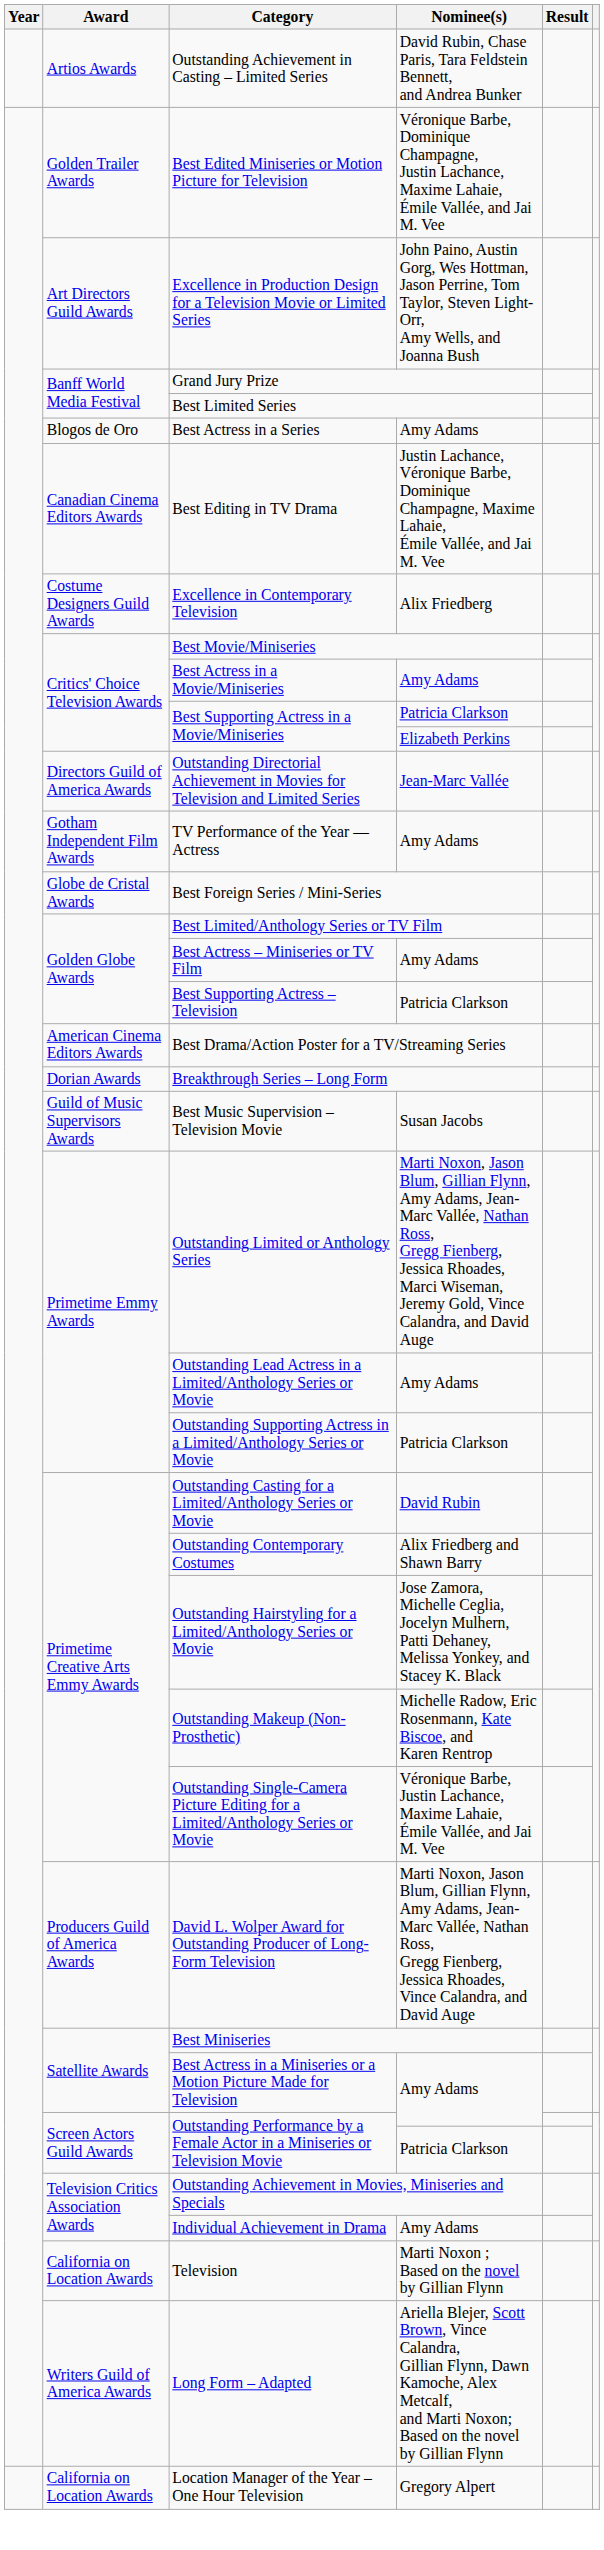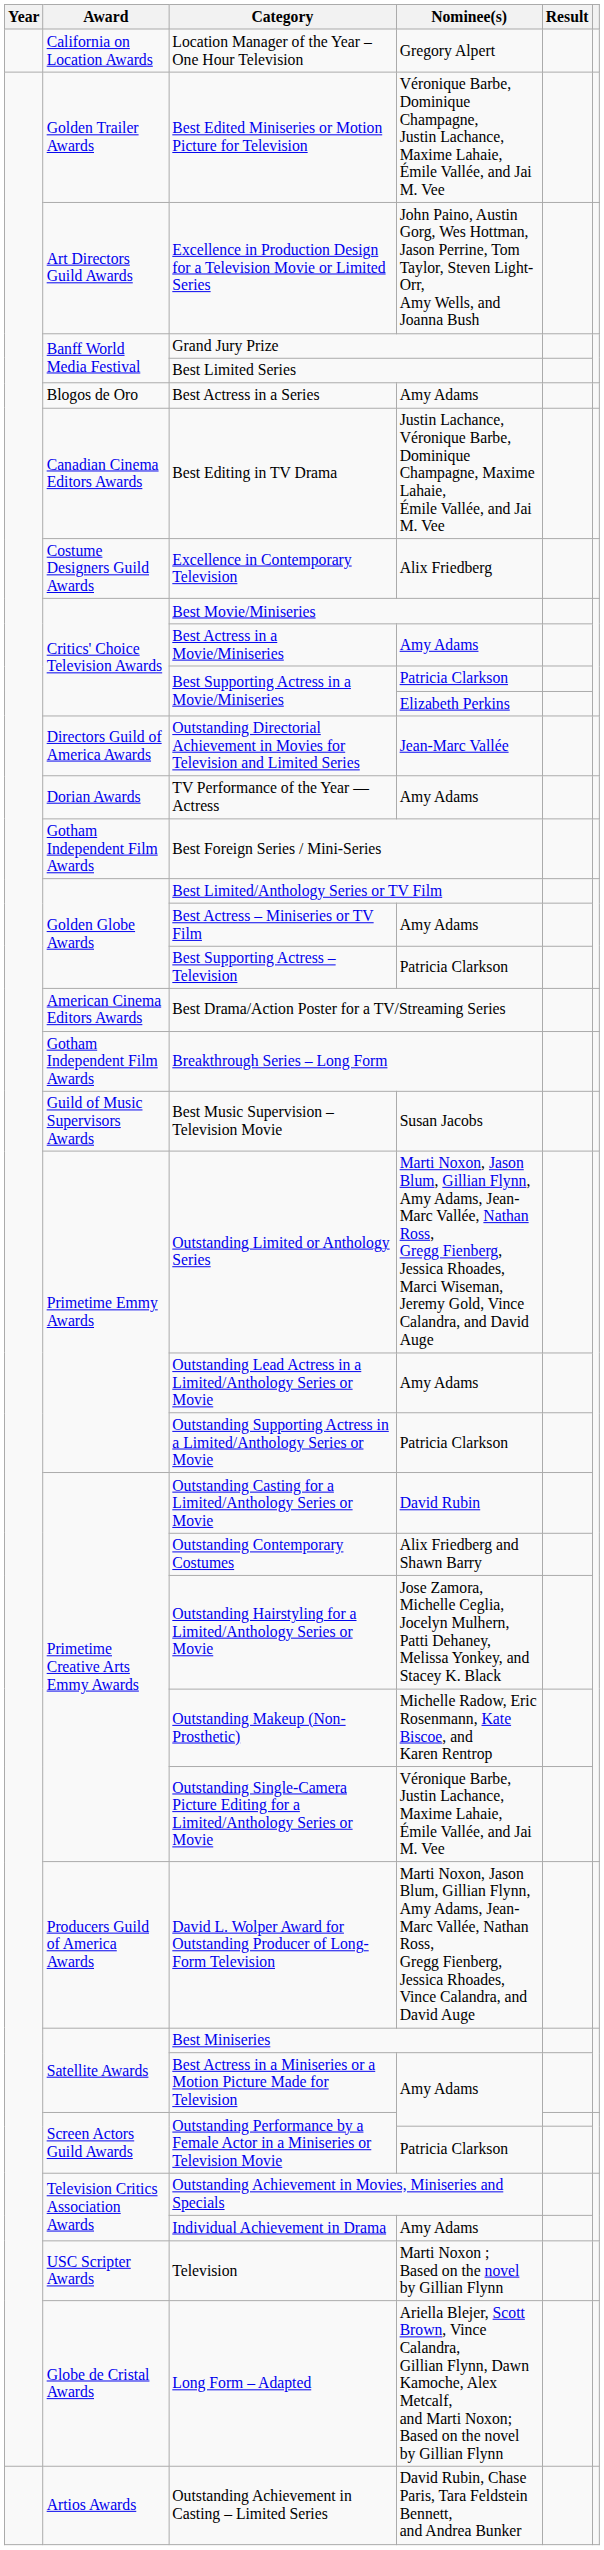rows swapped: (272, 2487) <-> (262, 68)
(102, 841) Gotham Independent Film Awards -> (94, 797) Dorian Awards
(98, 892) Globe de Cristal Awards -> (102, 848) Gotham Independent Film Awards
(94, 1078) Dorian Awards -> (102, 1061) Gotham Independent Film Awards
(100, 2270) California on Location Awards -> (89, 2270) USC Scripter Awards
(99, 2383) Writers Guild of America Awards -> (98, 2383) Globe de Cristal Awards
